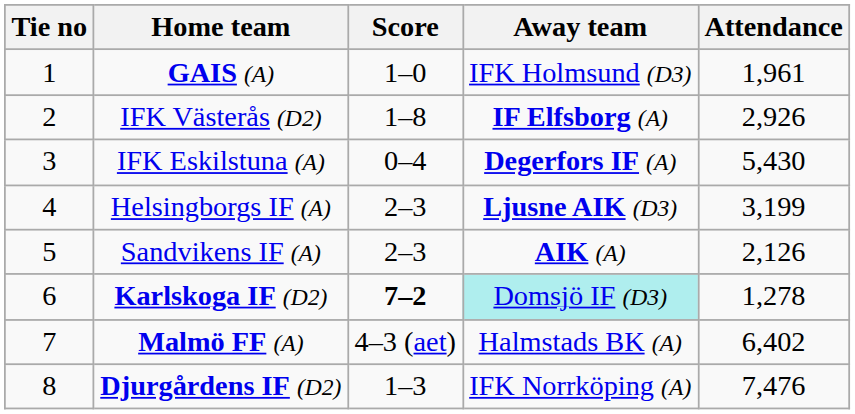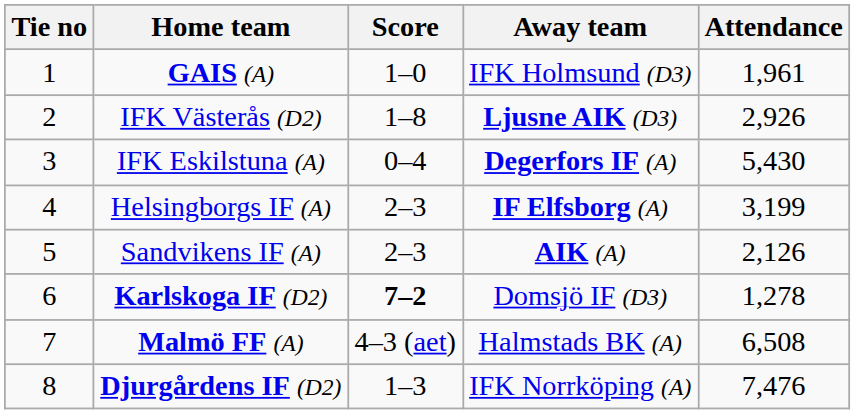(580, 116) IF Elfsborg (A) -> (580, 116) Ljusne AIK (D3)
(580, 206) Ljusne AIK (D3) -> (580, 206) IF Elfsborg (A)
(580, 296) paleturquoise background -> (580, 296) no background
(774, 341) 6,402 -> (774, 341) 6,508
